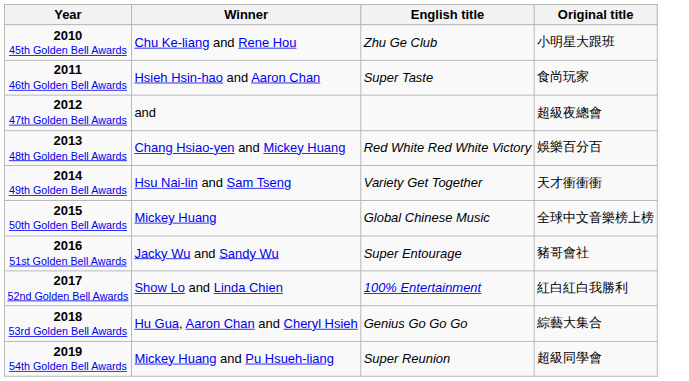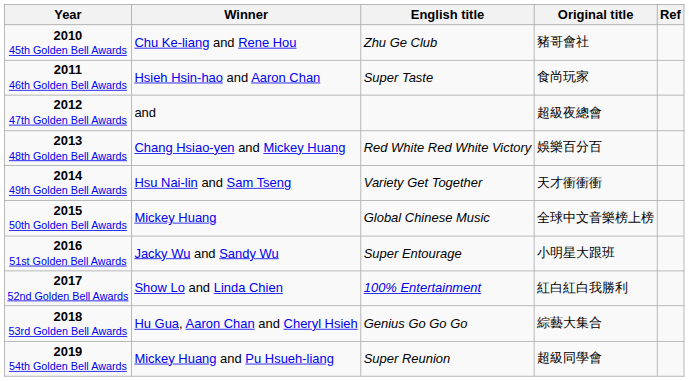+ column: (670, 14)
(576, 42) 小明星大跟班 -> (563, 42) 豬哥會社
(563, 253) 豬哥會社 -> (576, 253) 小明星大跟班
